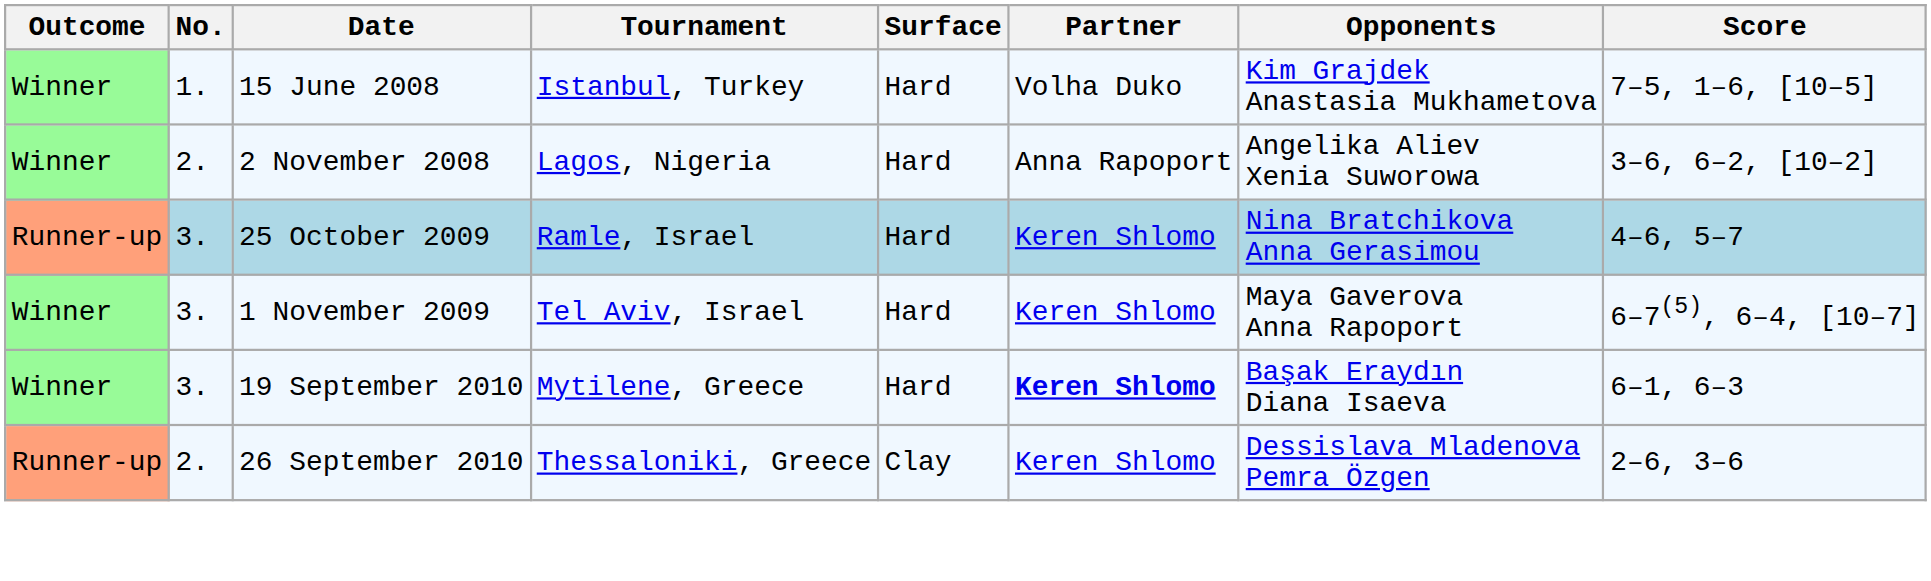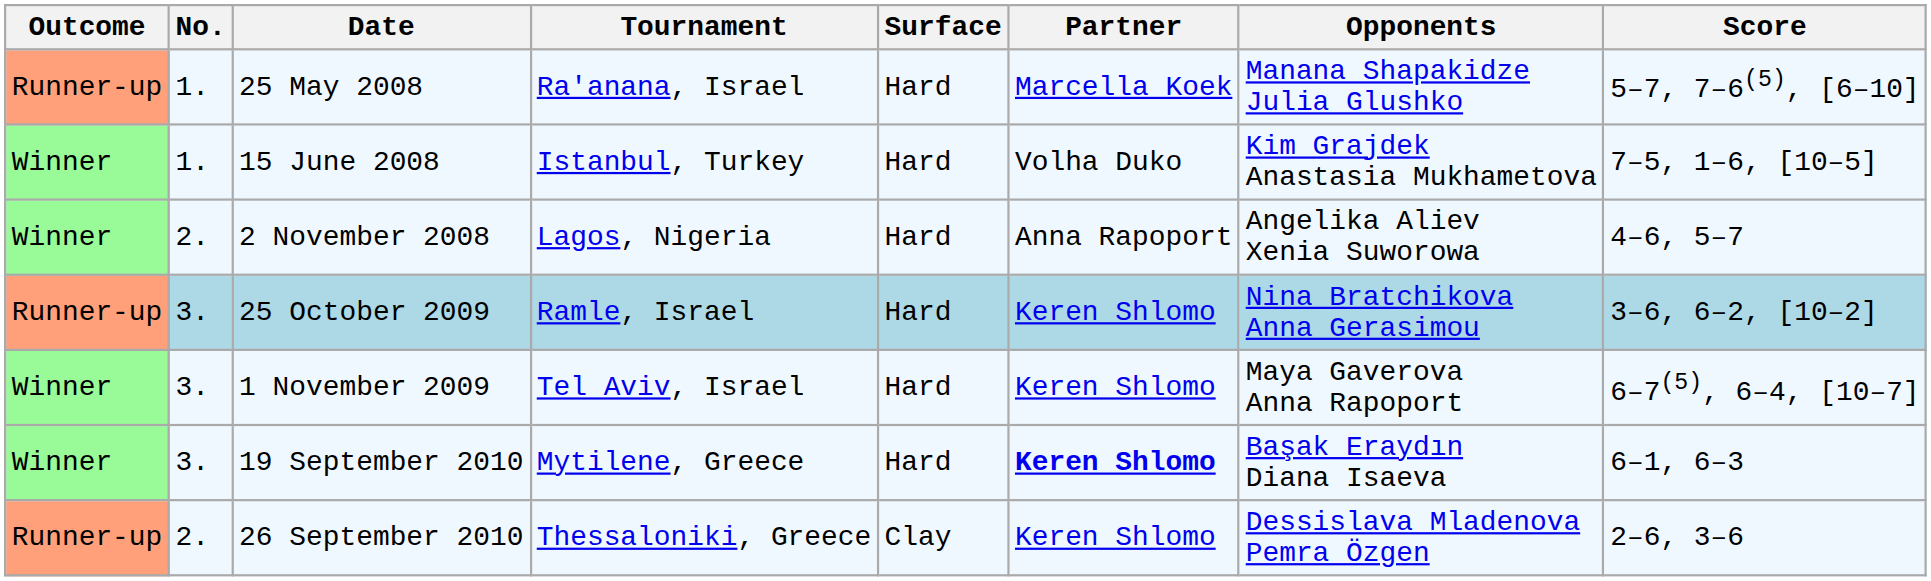+ row: (331, 87)
(1744, 162) 3–6, 6–2, [10–2] -> (1677, 237) 4–6, 5–7
(1677, 237) 4–6, 5–7 -> (1744, 312) 3–6, 6–2, [10–2]
